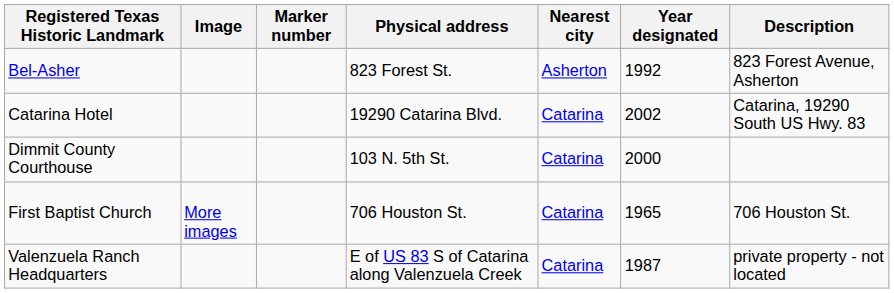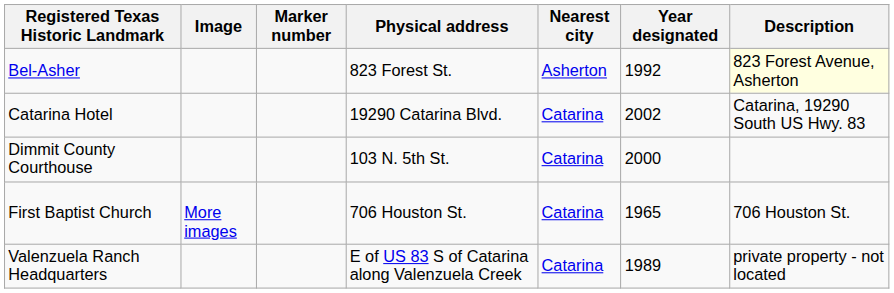(804, 70) no background -> (804, 70) lightyellow background
(643, 266) 1987 -> (643, 266) 1989
